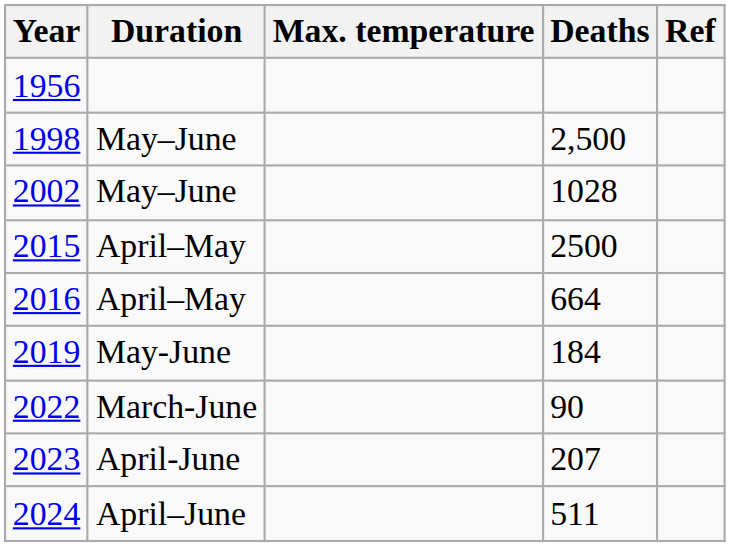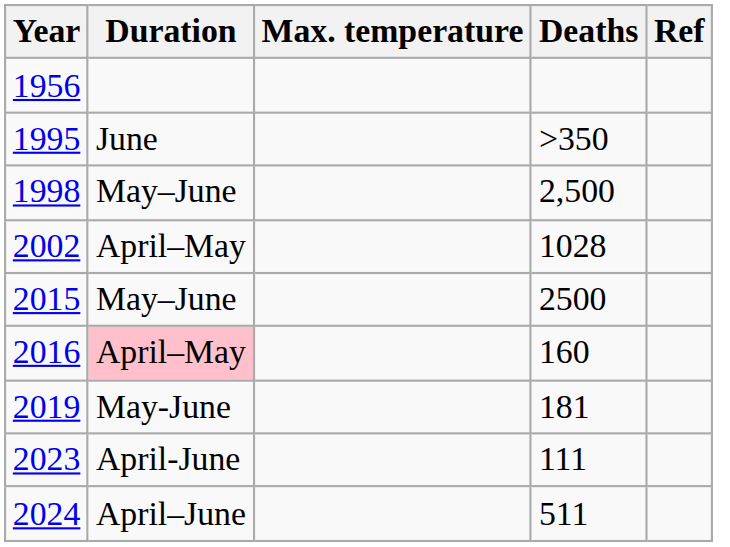+ row: (47, 138)
(166, 191) May–June -> (171, 245) April–May
(171, 245) April–May -> (166, 298) May–June
(171, 298) no background -> (171, 352) pink background
(575, 298) 664 -> (564, 352) 160
(575, 352) 184 -> (564, 406) 181
- row: (47, 406)
(575, 459) 207 -> (563, 459) 111
